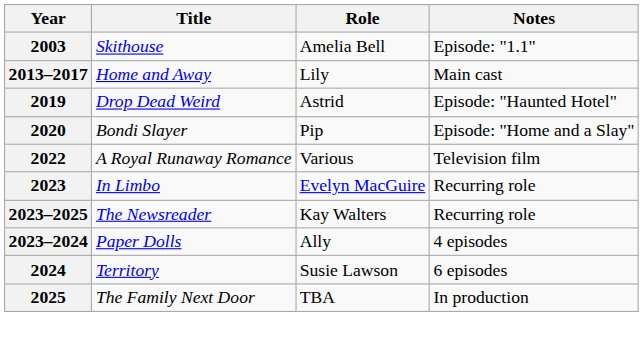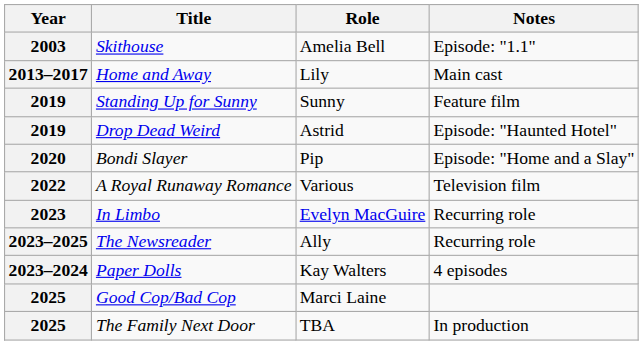+ row: (176, 102)
(343, 213) Kay Walters -> (315, 241) Ally
(315, 241) Ally -> (343, 269) Kay Walters
- row: (127, 269)
+ row: (166, 297)
